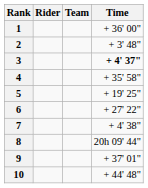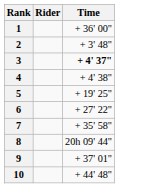- column: (77, 12)
(122, 77) + 35' 58" -> (96, 77) + 4' 38"
(125, 126) + 4' 38" -> (93, 126) + 35' 58"
